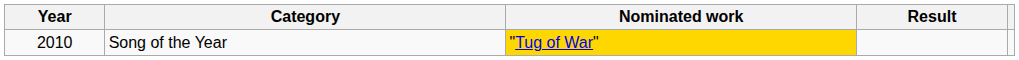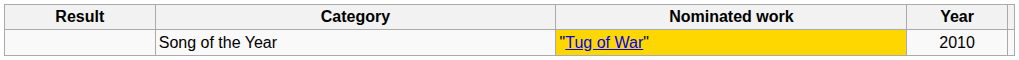columns swapped: (55, 17) <-> (932, 17)
